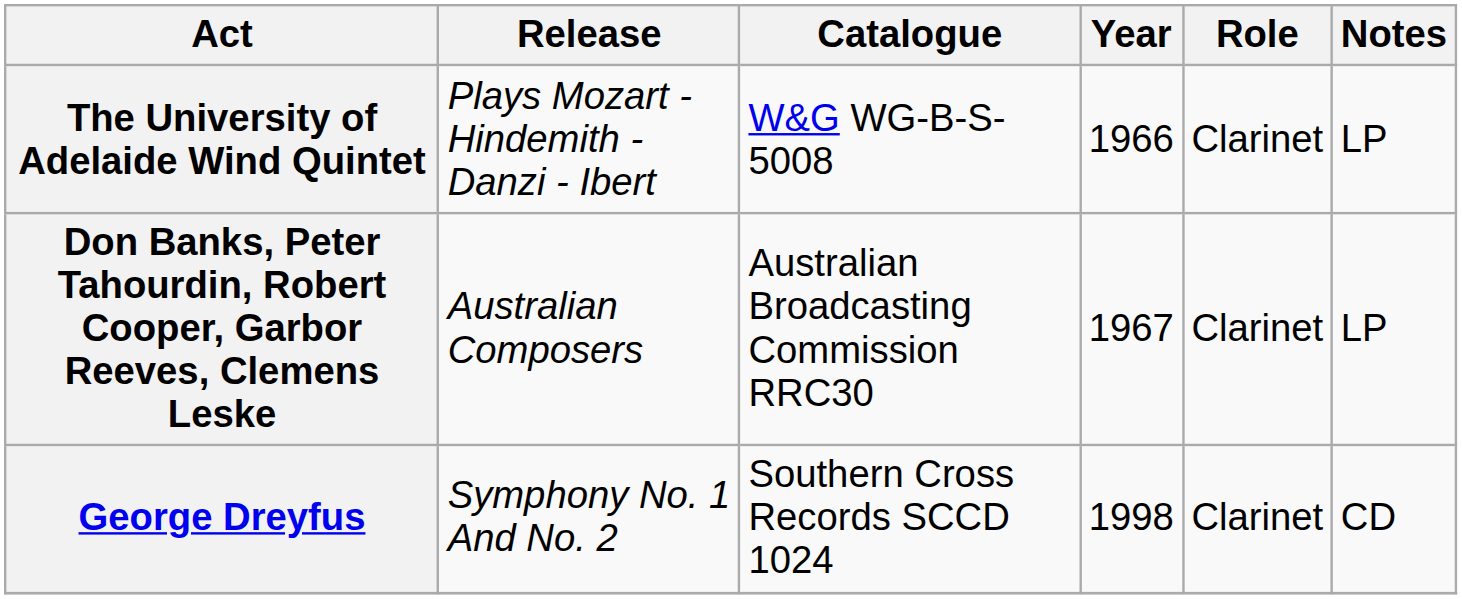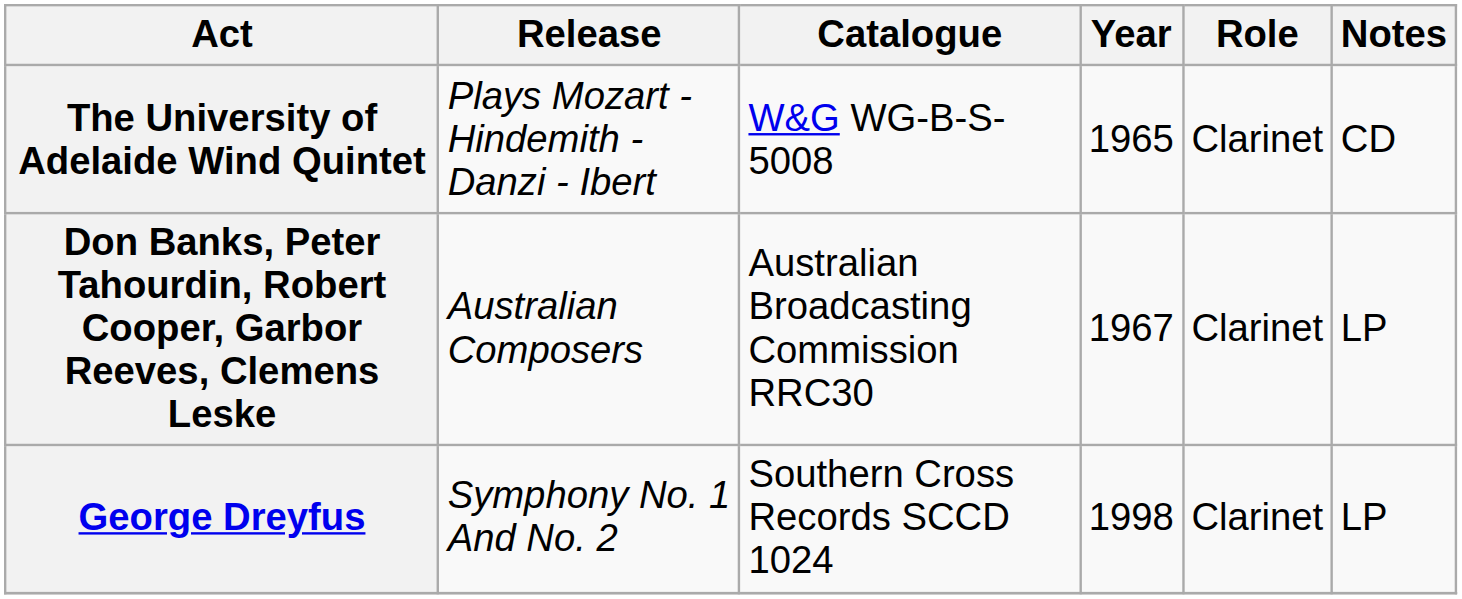(1131, 138) 1966 -> (1131, 138) 1965
(1364, 138) LP -> (1368, 138) CD
(1368, 517) CD -> (1364, 517) LP
